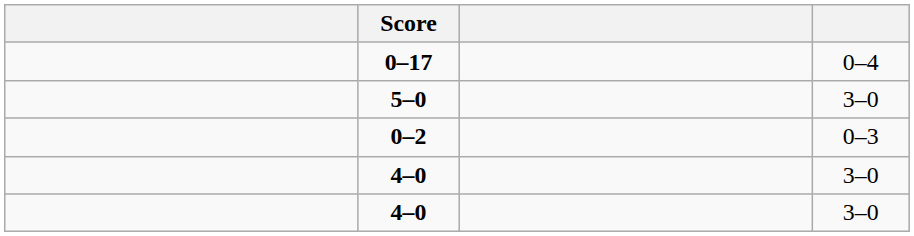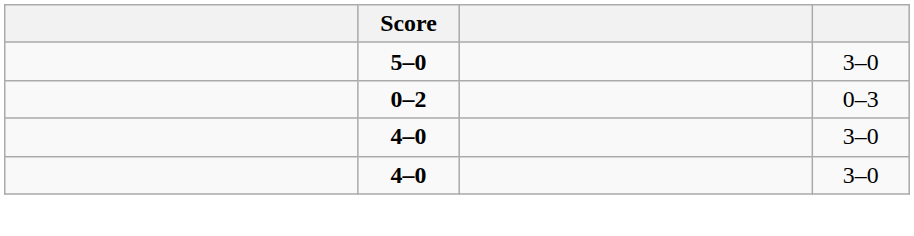- row: (408, 61)
